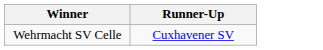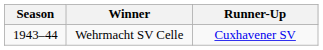+ column: (35, 14)
